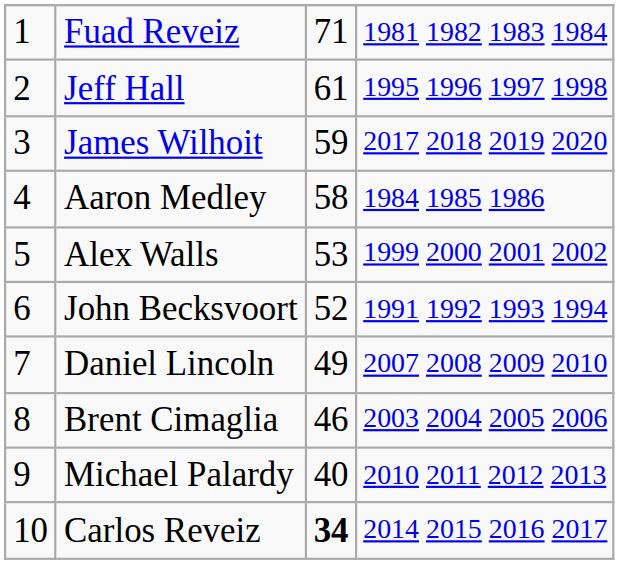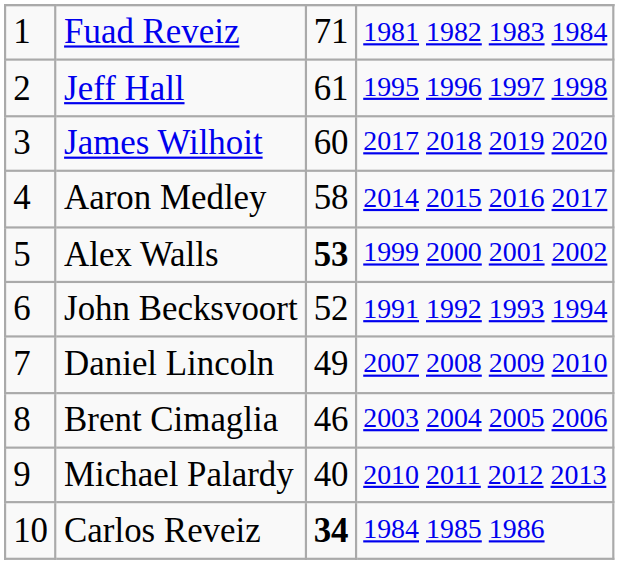(331, 142) 59 -> (331, 142) 60
(454, 198) 1984 1985 1986 -> (485, 198) 2014 2015 2016 2017
(331, 253) normal -> (331, 253) bold
(485, 530) 2014 2015 2016 2017 -> (454, 530) 1984 1985 1986
